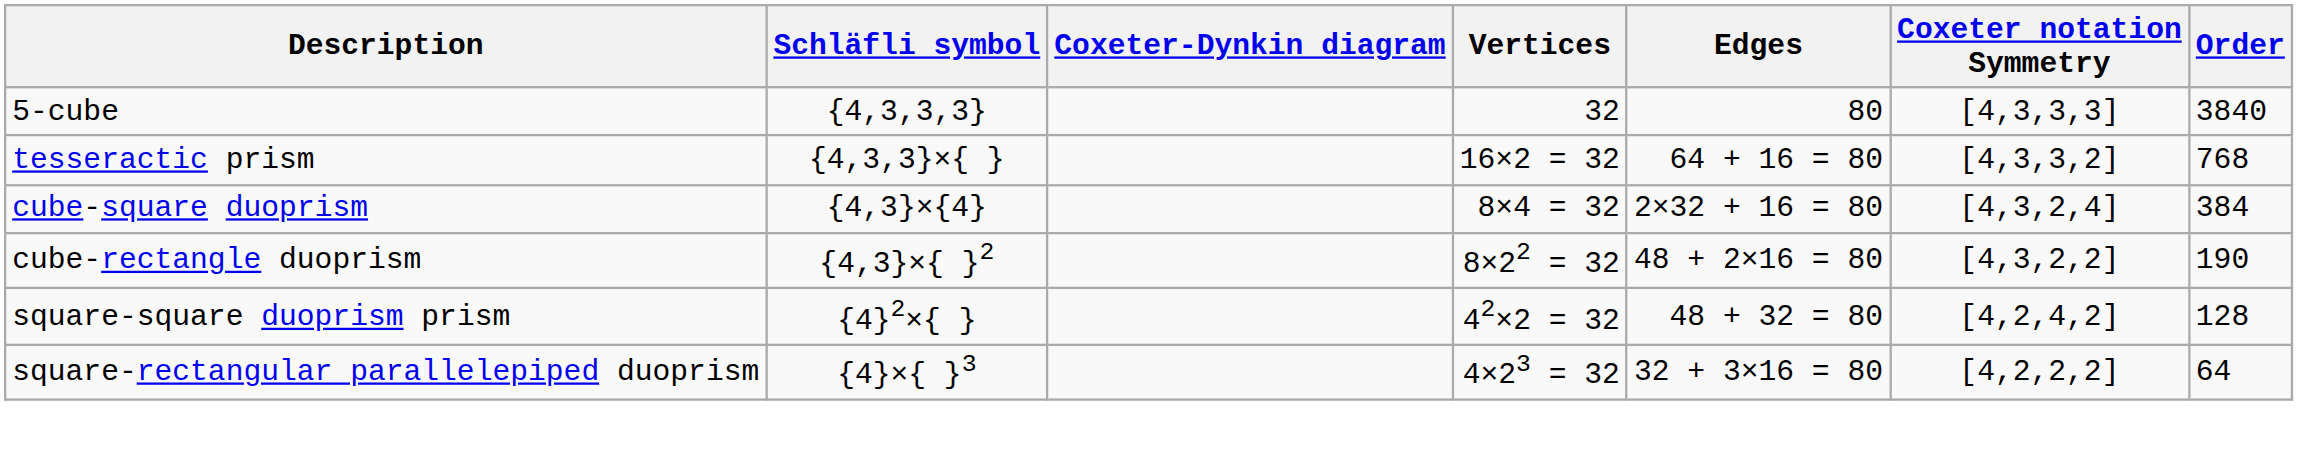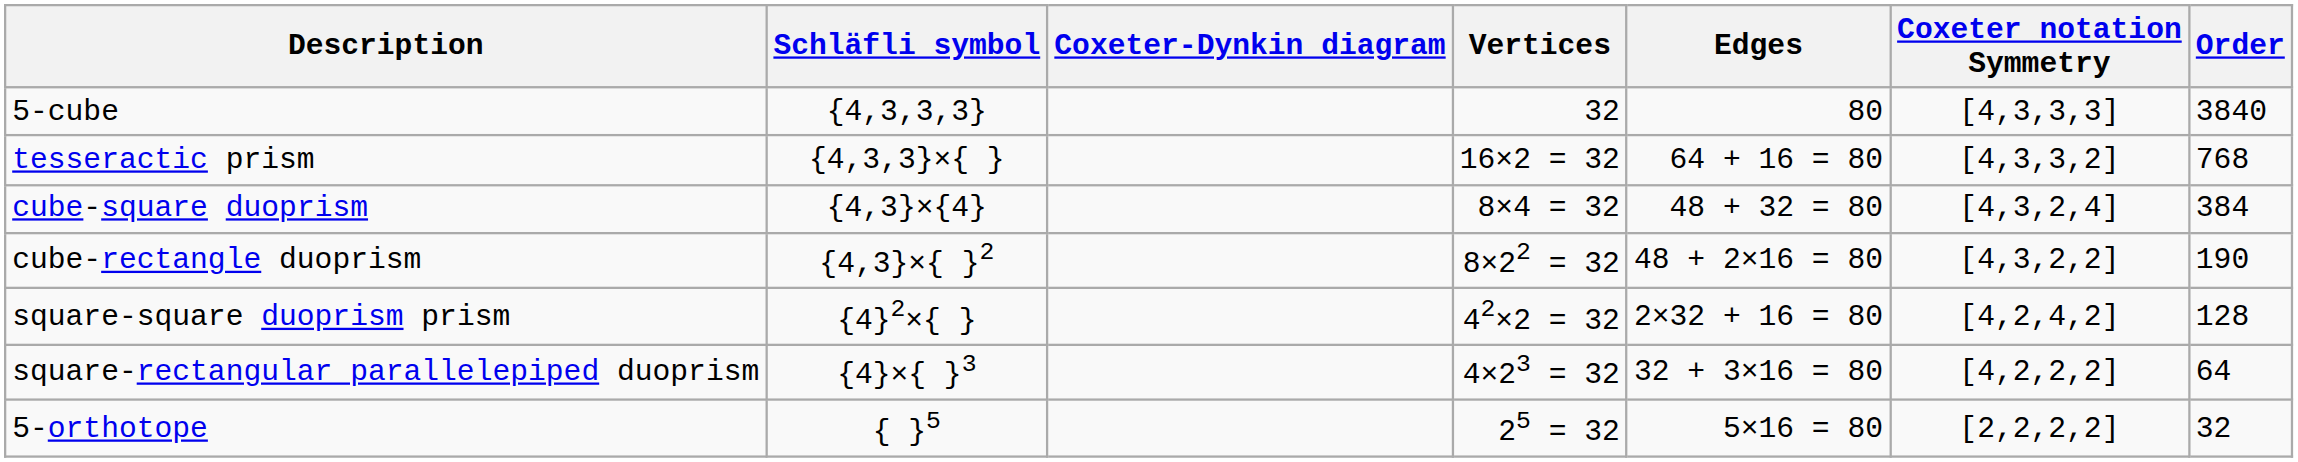(1758, 208) 2×32 + 16 = 80 -> (1776, 208) 48 + 32 = 80
(1776, 316) 48 + 32 = 80 -> (1758, 316) 2×32 + 16 = 80
+ row: (110, 428)
